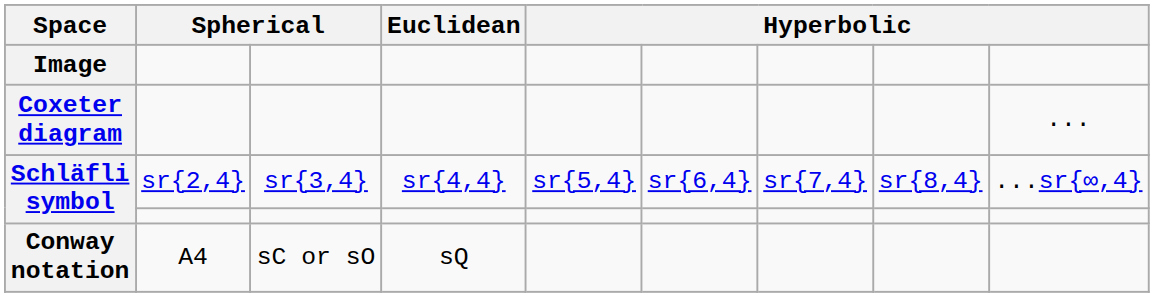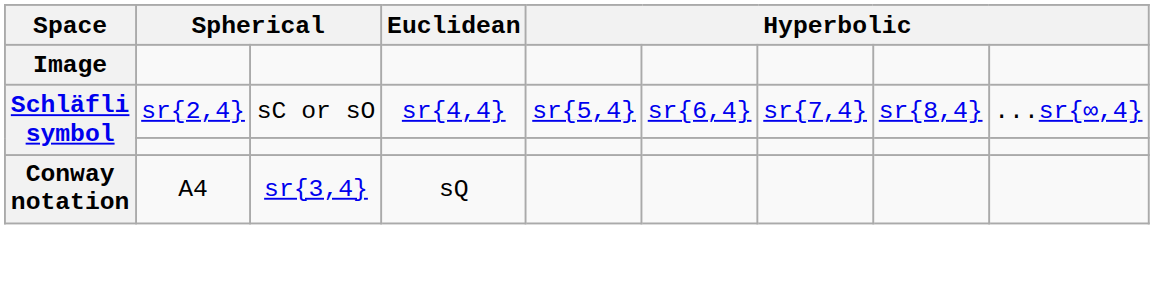- row: (70, 120)
(316, 181) sr{3,4} -> (316, 112) sC or sO
(316, 257) sC or sO -> (316, 189) sr{3,4}
